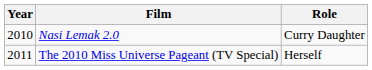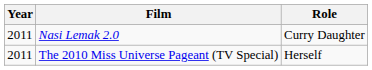(20, 34) 2010 -> (20, 34) 2011
